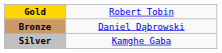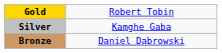rows swapped: (35, 41) <-> (35, 26)
